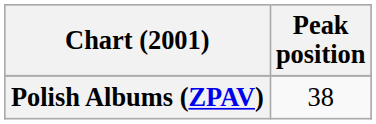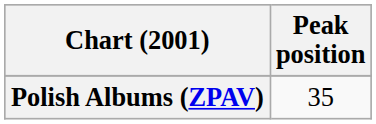(321, 97) 38 -> (321, 97) 35
